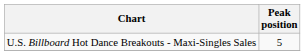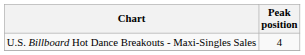(279, 42) 5 -> (279, 42) 4
